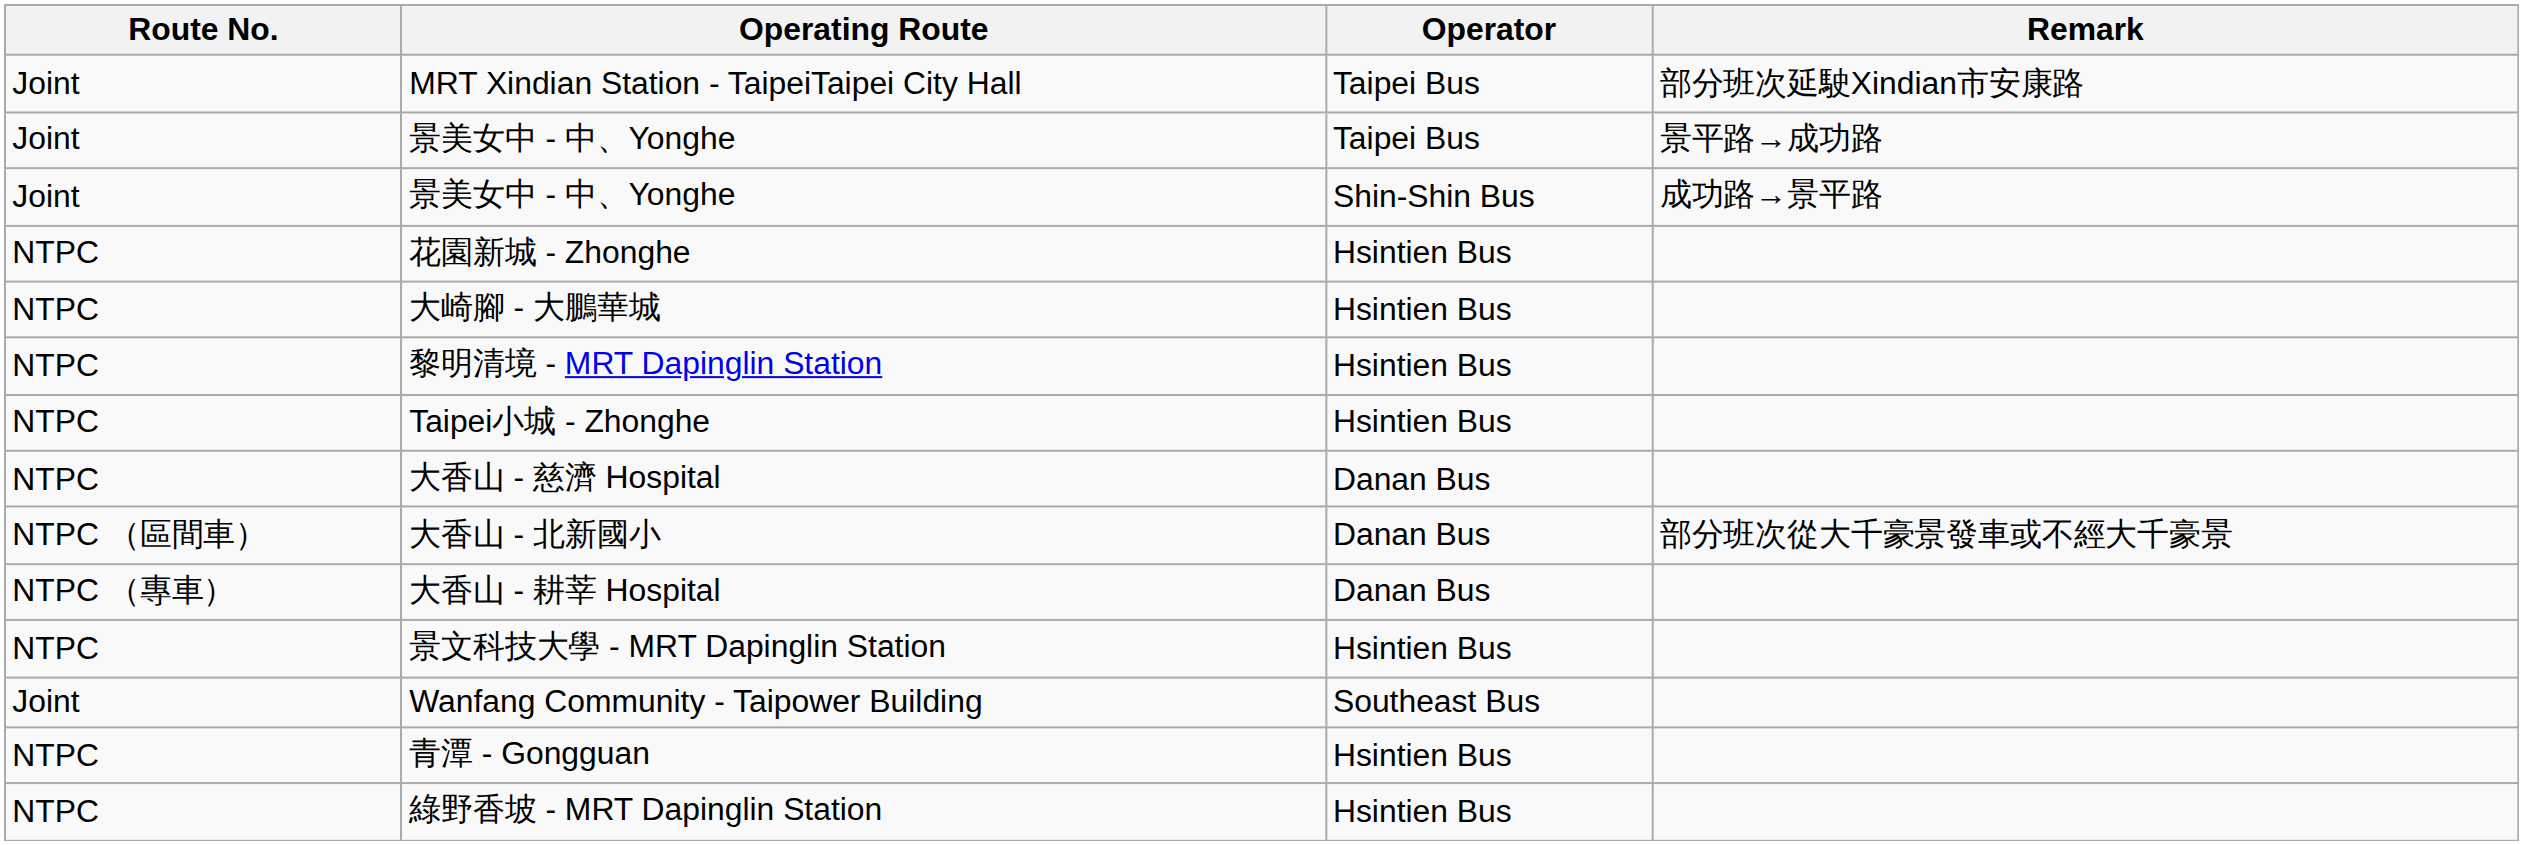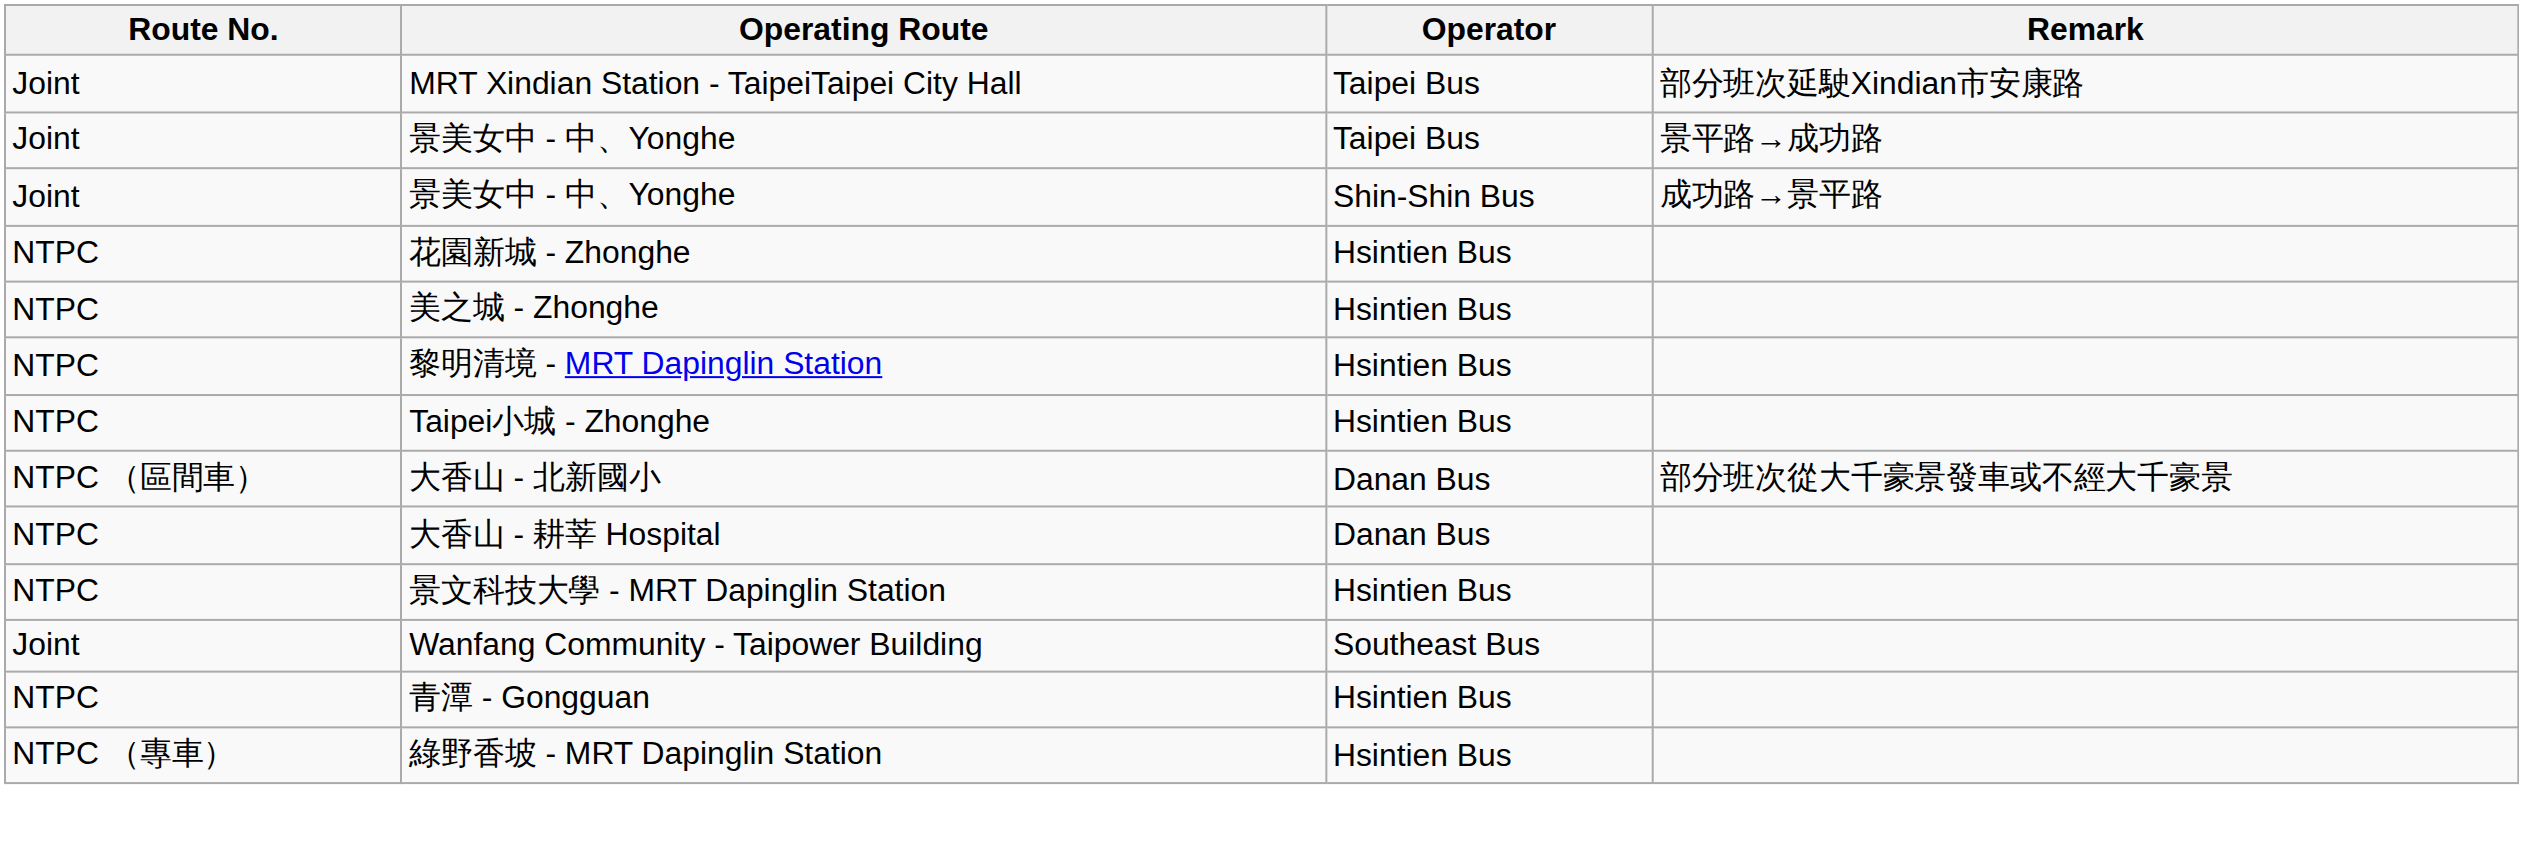- row: (535, 308)
+ row: (534, 308)
- row: (565, 477)
(124, 590) NTPC （專車） -> (56, 534) NTPC
(56, 811) NTPC -> (124, 753) NTPC （專車）
